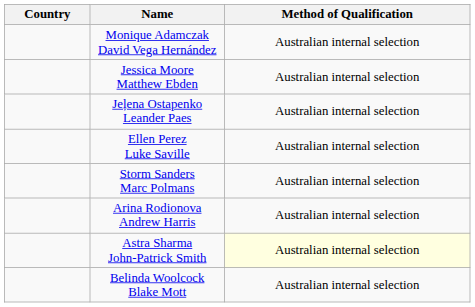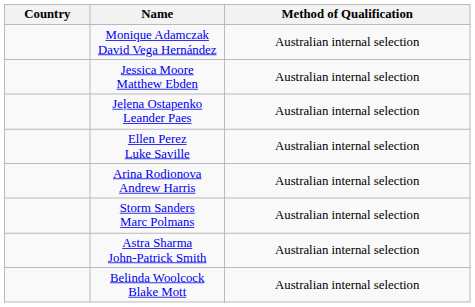rows swapped: (157, 215) <-> (157, 180)
(347, 250) lightyellow background -> (347, 250) no background
